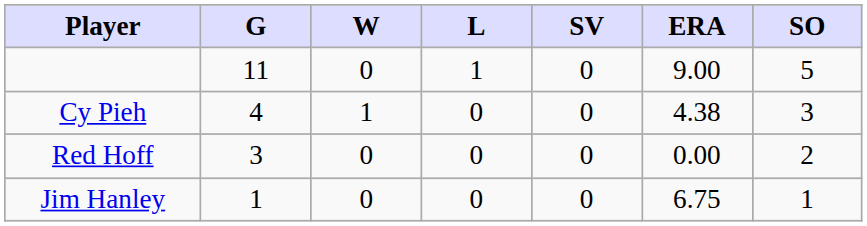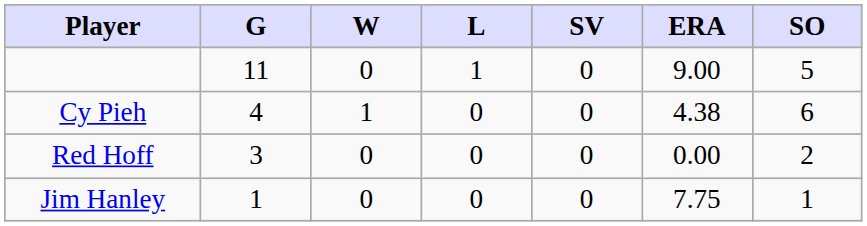(807, 112) 3 -> (807, 112) 6
(697, 198) 6.75 -> (697, 198) 7.75
